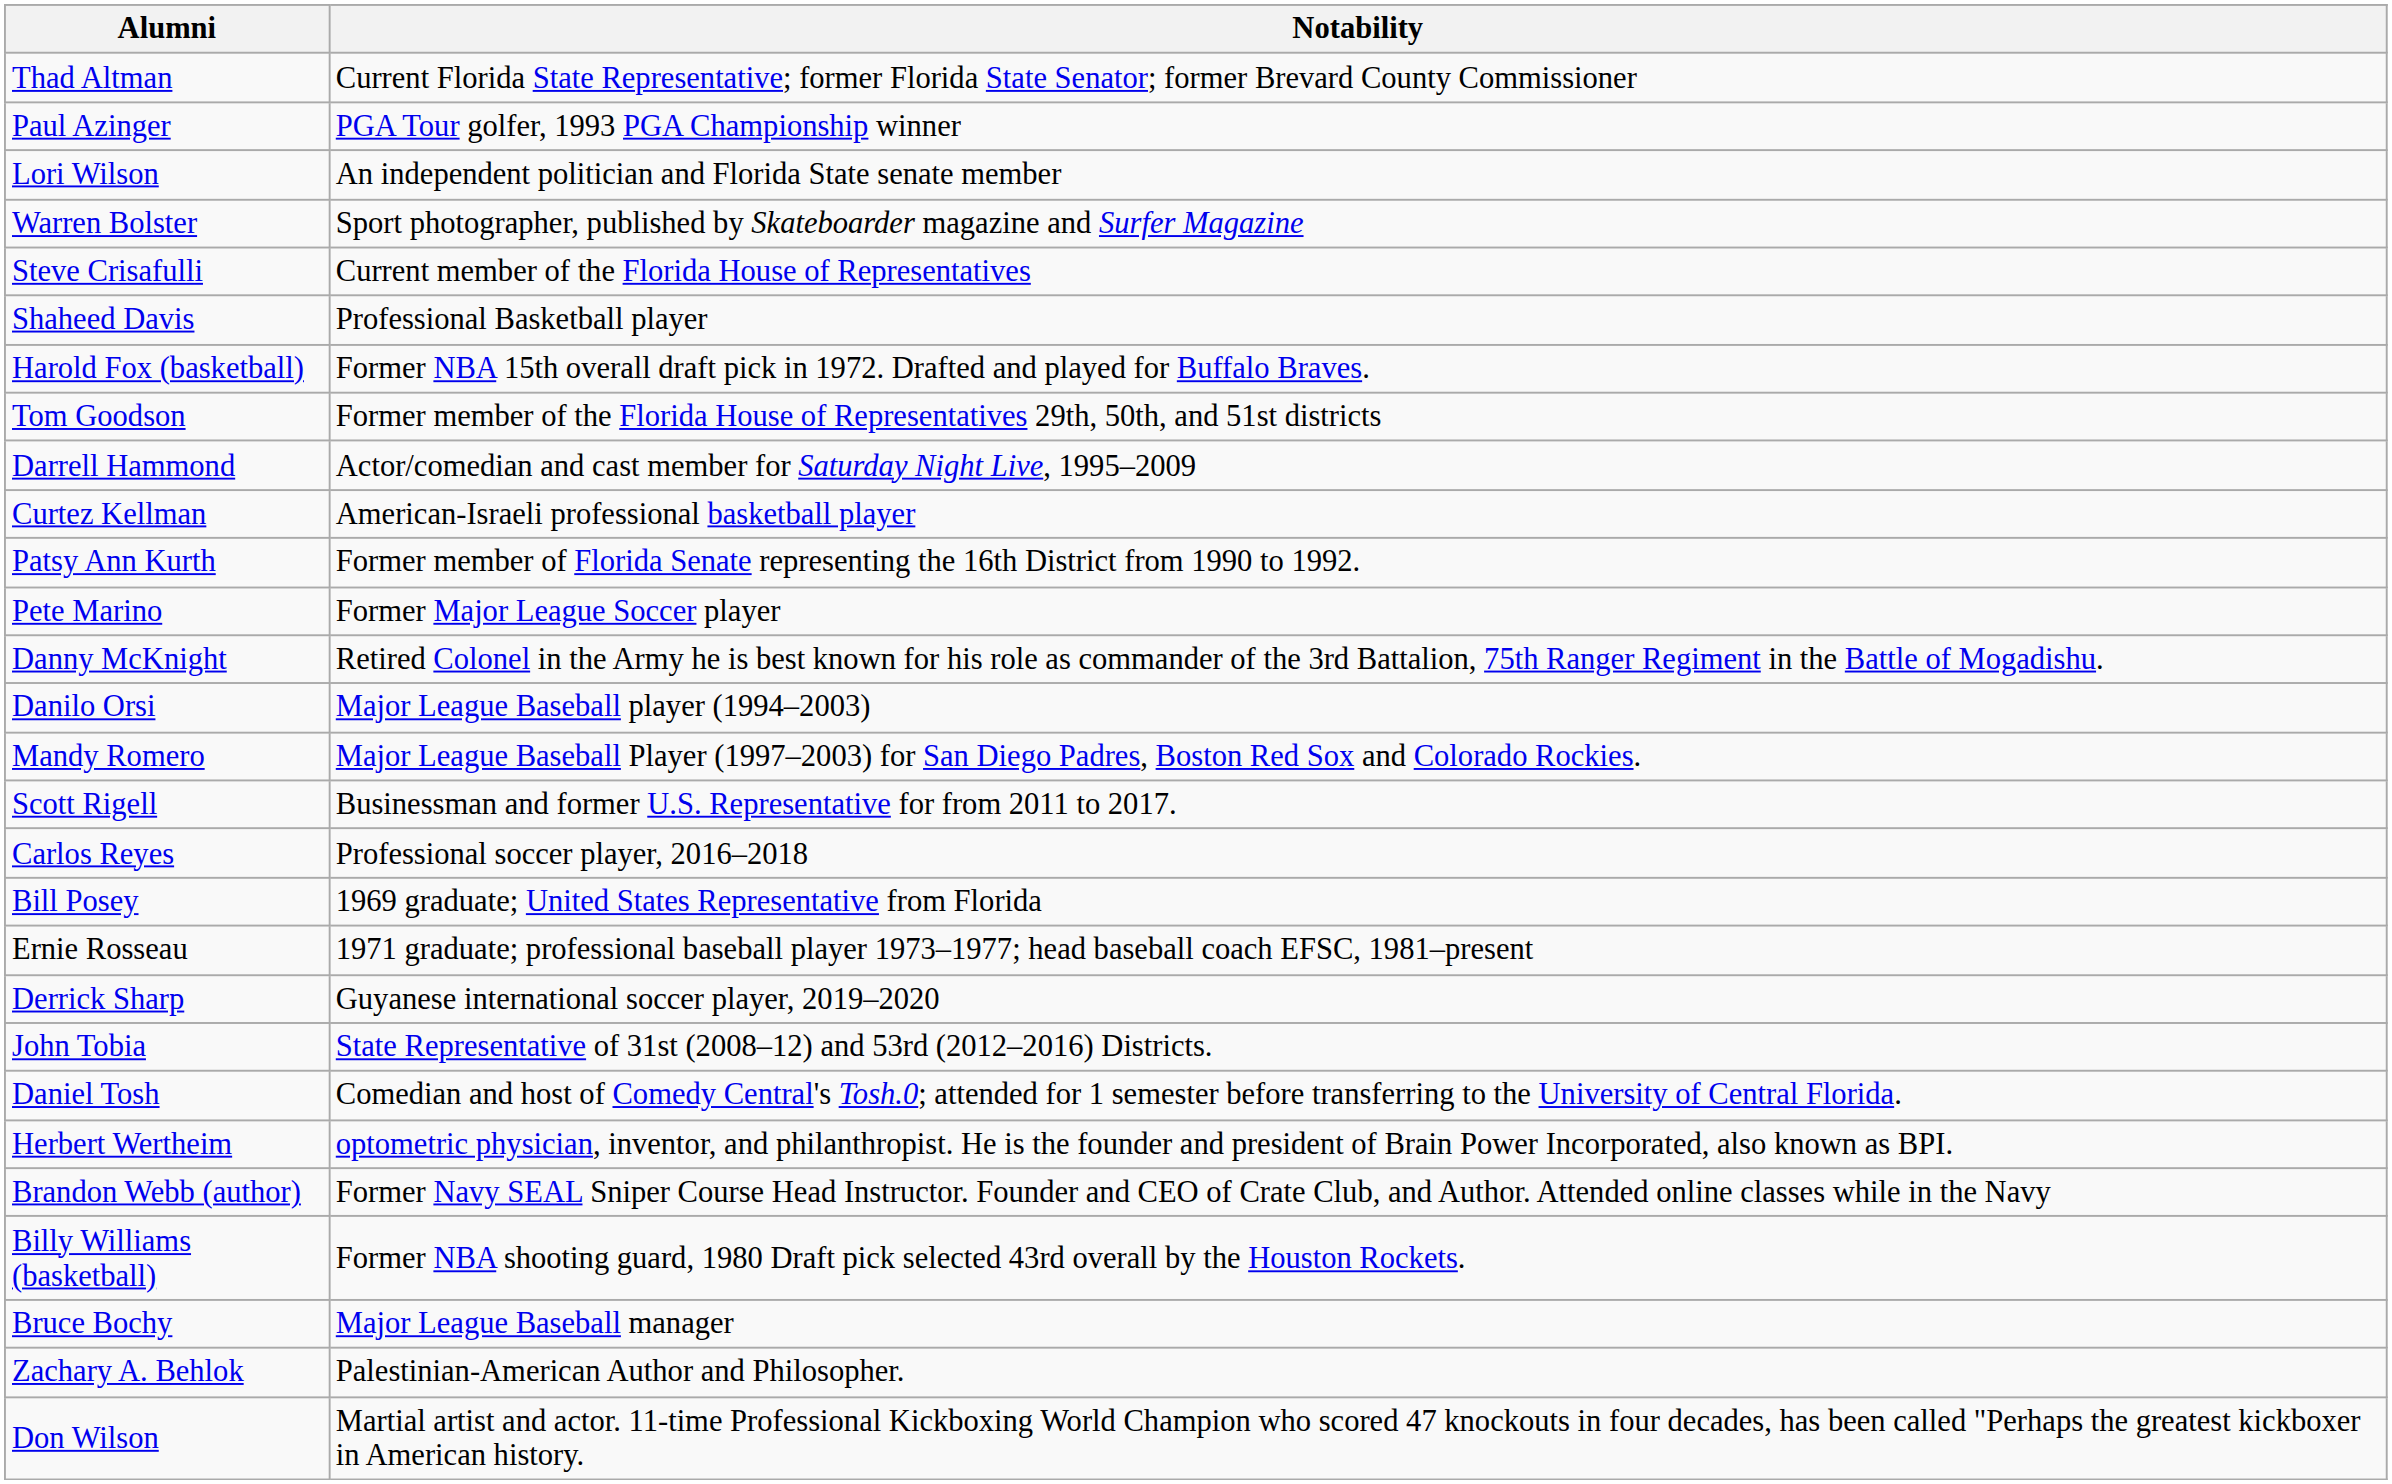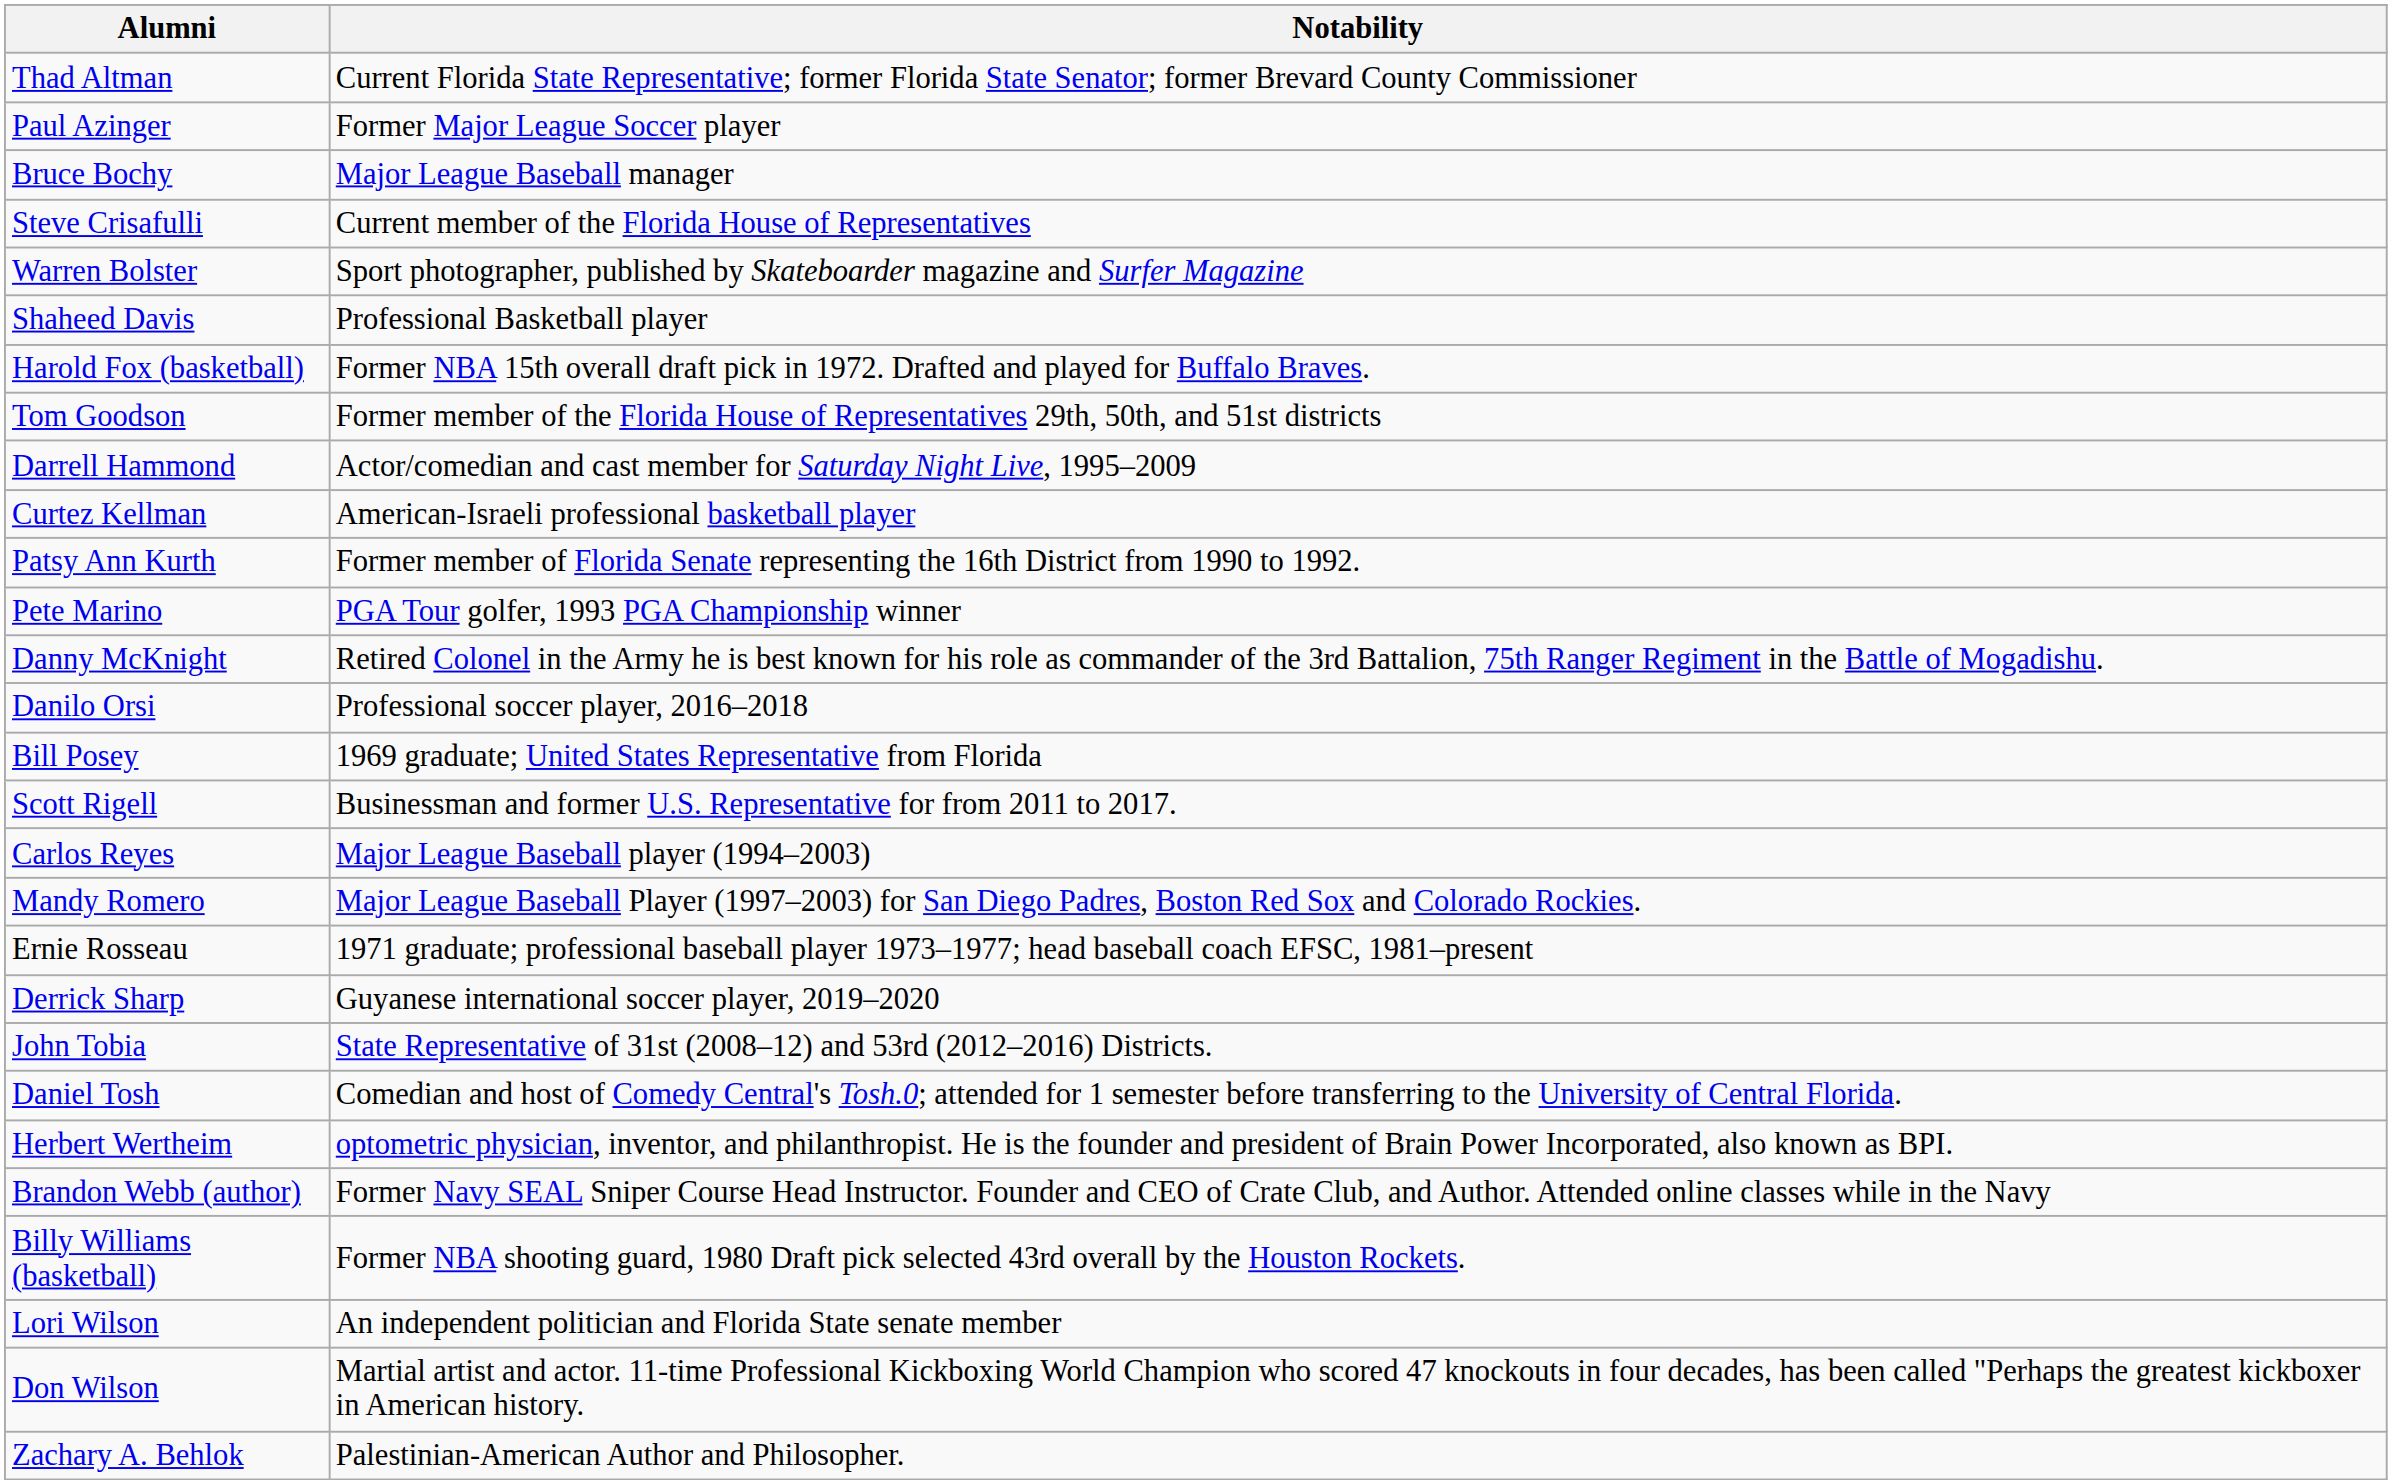(648, 125) PGA Tour golfer, 1993 PGA Championship winner -> (558, 125) Former Major League Soccer player
rows swapped: (92, 1323) <-> (85, 174)
rows swapped: (105, 222) <-> (107, 271)
(558, 610) Former Major League Soccer player -> (648, 610) PGA Tour golfer, 1993 PGA Championship winner
(603, 707) Major League Baseball player (1994–2003) -> (572, 707) Professional soccer player, 2016–2018
rows swapped: (75, 901) <-> (108, 755)
(572, 852) Professional soccer player, 2016–2018 -> (603, 852) Major League Baseball player (1994–2003)
rows swapped: (85, 1437) <-> (128, 1371)
